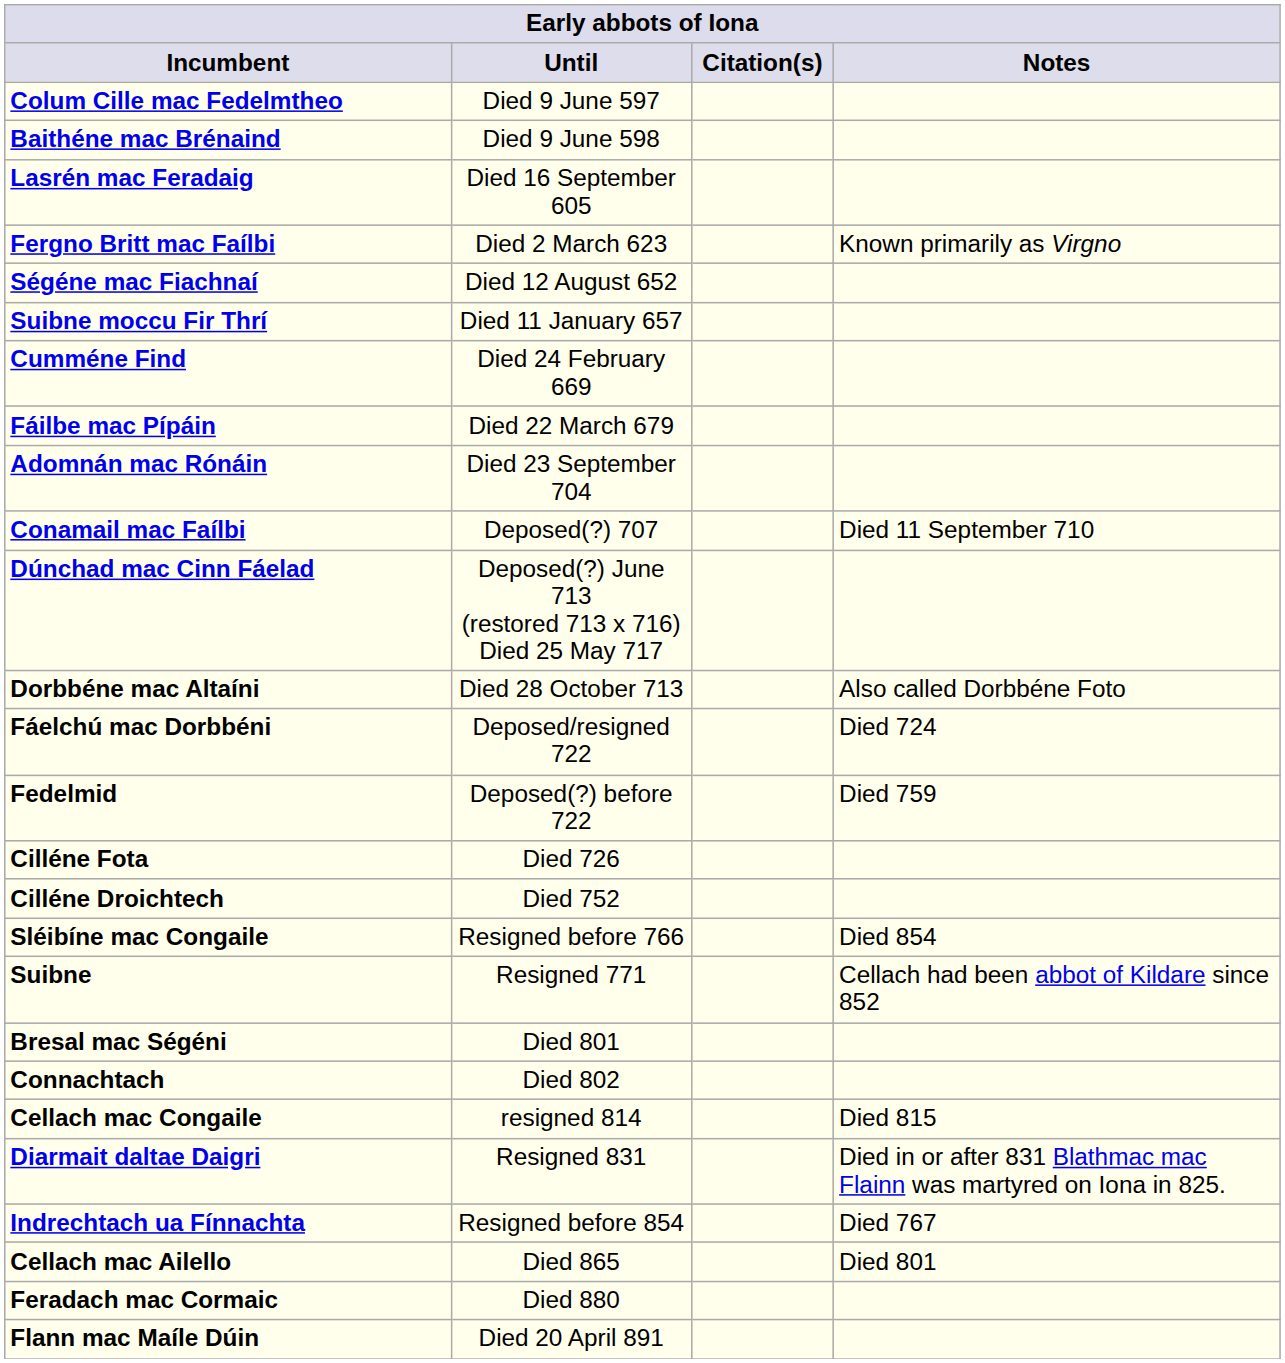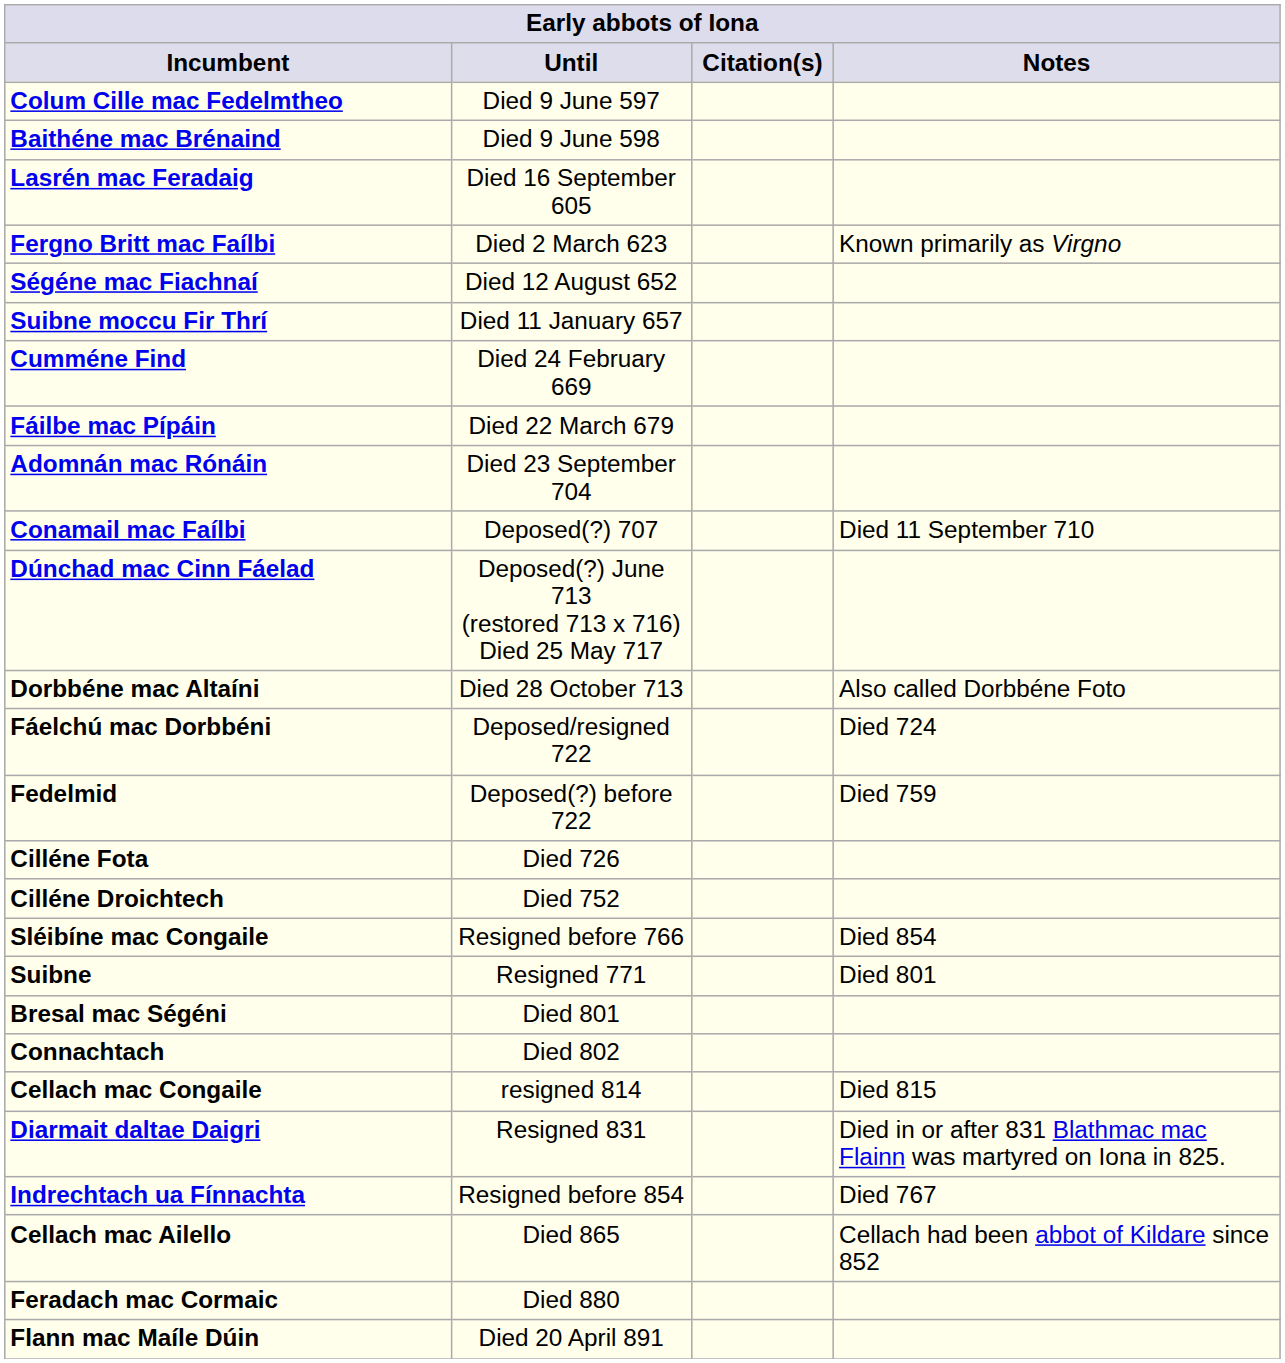(1054, 989) Cellach had been abbot of Kildare since 852 -> (888, 975) Died 801
(888, 1261) Died 801 -> (1054, 1247) Cellach had been abbot of Kildare since 852
